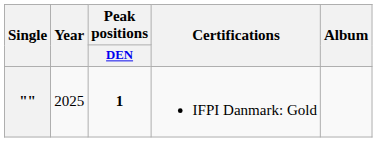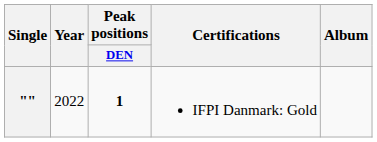(69, 101) 2025 -> (69, 101) 2022
